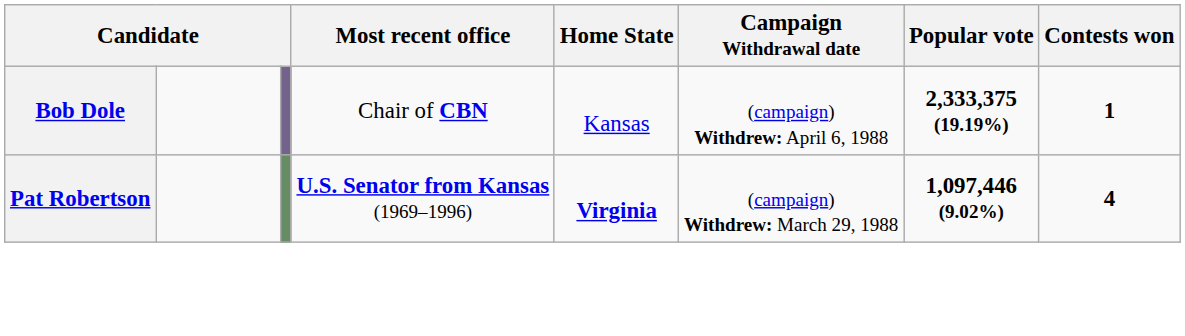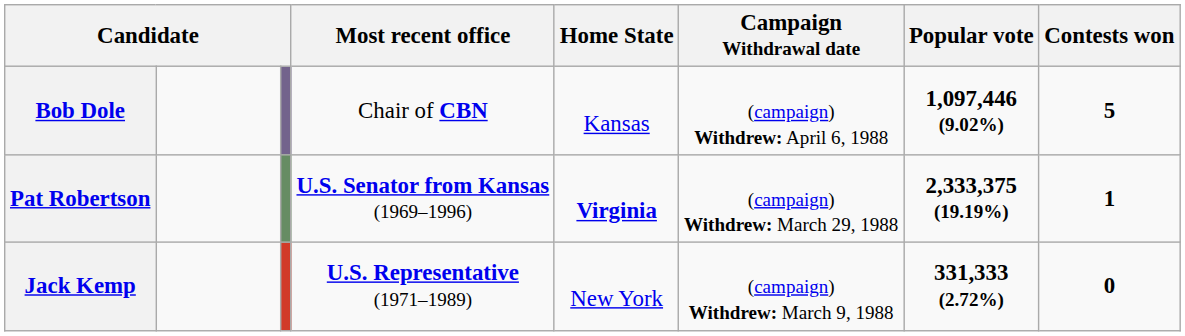(971, 110) 2,333,375 (19.19%) -> (971, 110) 1,097,446 (9.02%)
(1109, 110) 1 -> (1109, 110) 5
(971, 198) 1,097,446 (9.02%) -> (971, 198) 2,333,375 (19.19%)
(1109, 198) 4 -> (1109, 198) 1
+ row: (80, 285)
